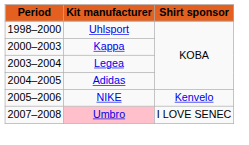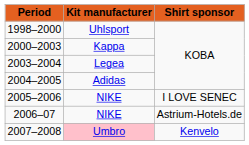(194, 98) Kenvelo -> (199, 98) I LOVE SENEC
+ row: (34, 115)
(194, 115) I LOVE SENEC -> (199, 132) Kenvelo
